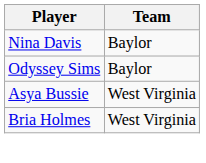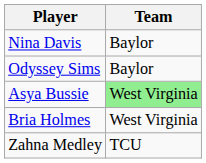(152, 94) no background -> (154, 94) lightgreen background
+ row: (55, 145)
